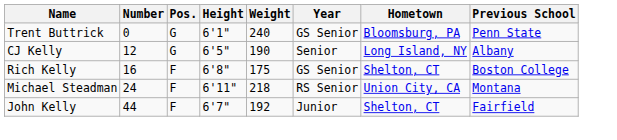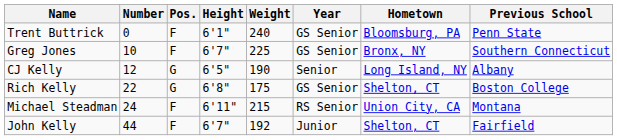(173, 32) G -> (173, 32) F
+ row: (42, 51)
(130, 70) 16 -> (130, 88) 22
(173, 70) F -> (173, 88) G
(260, 88) 218 -> (260, 107) 215
